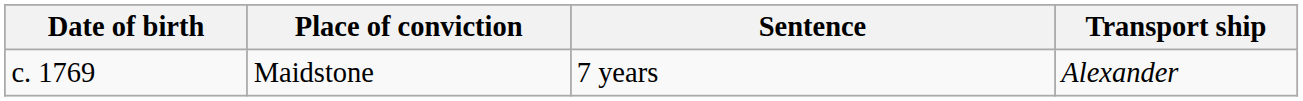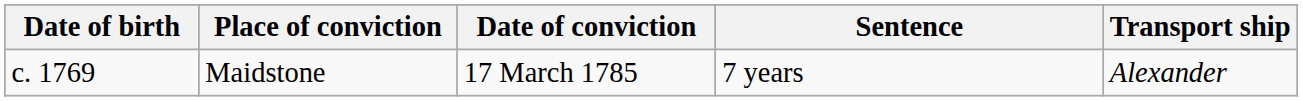+ column: (586, 27)
